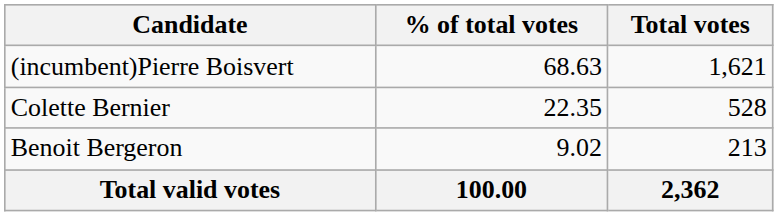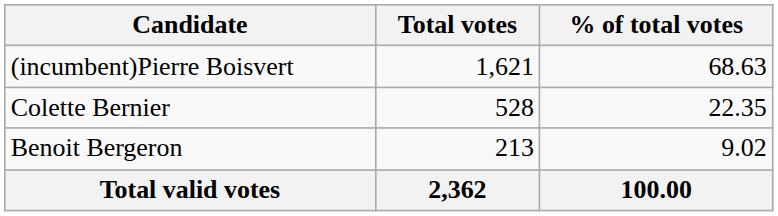columns swapped: (690, 25) <-> (491, 25)
